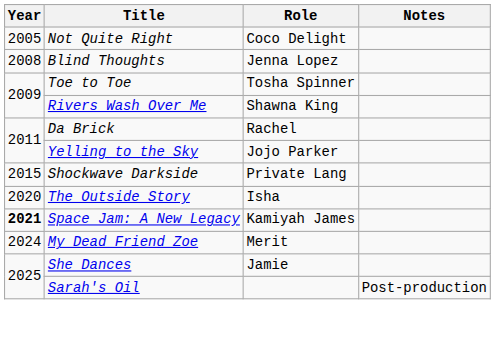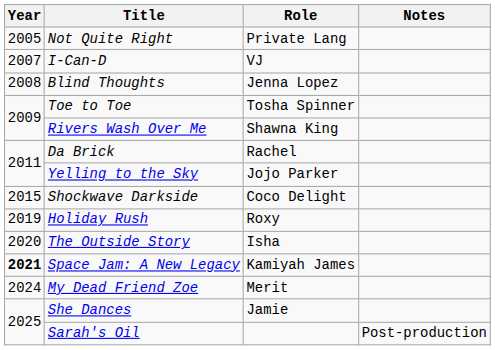(297, 39) Coco Delight -> (297, 39) Private Lang
+ row: (77, 61)
(297, 175) Private Lang -> (297, 197) Coco Delight
+ row: (98, 220)
